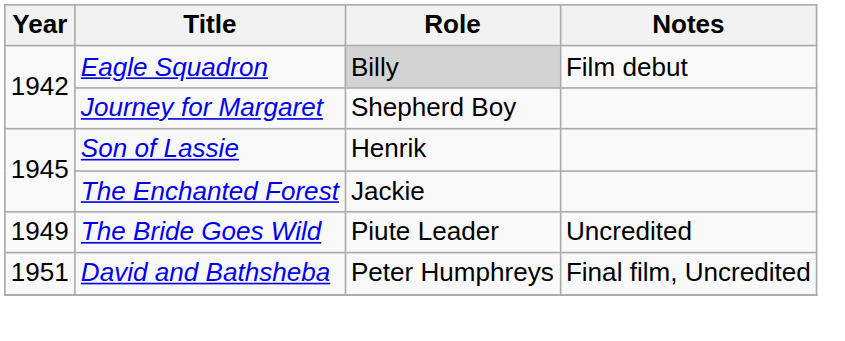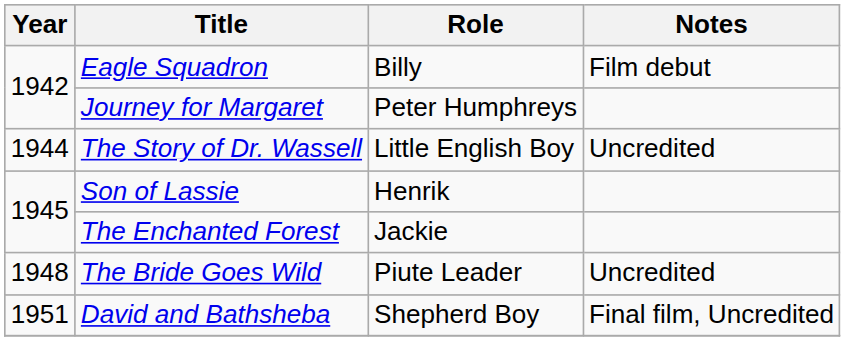(375, 66) lightgrey background -> (398, 66) no background
(434, 107) Shepherd Boy -> (476, 107) Peter Humphreys
+ row: (221, 149)
(40, 231) 1949 -> (40, 273) 1948
(452, 273) Peter Humphreys -> (457, 314) Shepherd Boy
